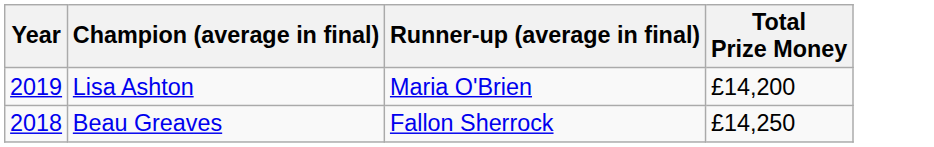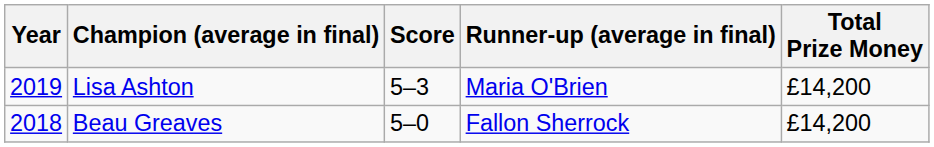+ column: (422, 36)
(753, 123) £14,250 -> (829, 123) £14,200
